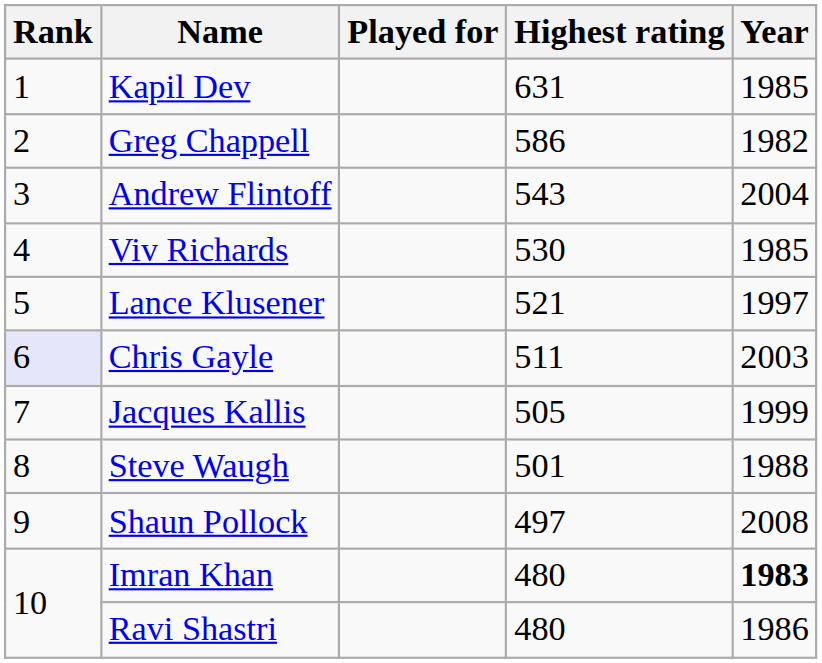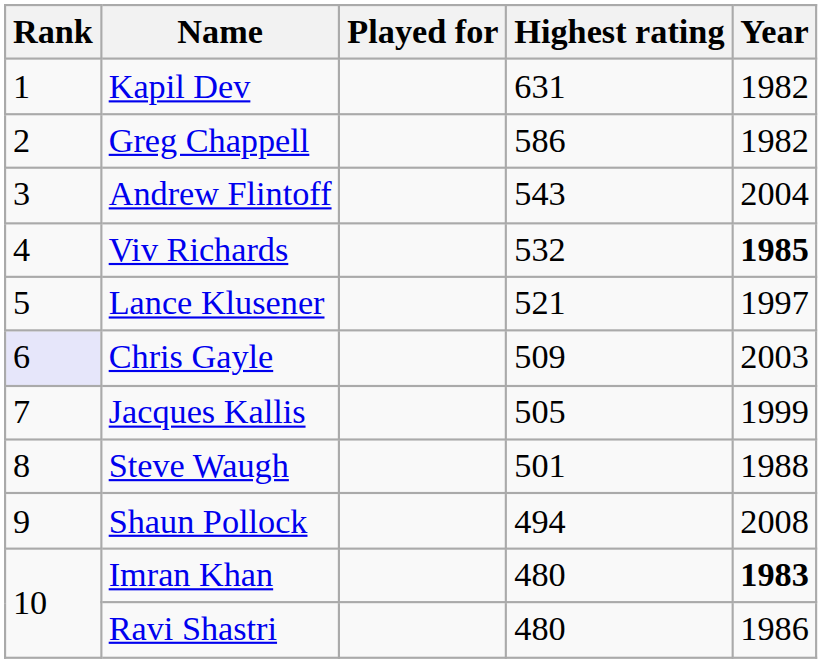(775, 85) 1985 -> (775, 85) 1982
(540, 248) 530 -> (540, 248) 532
(775, 248) normal -> (775, 248) bold
(539, 357) 511 -> (540, 357) 509
(540, 520) 497 -> (540, 520) 494
